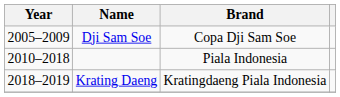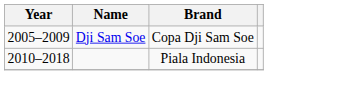- row: (117, 80)
